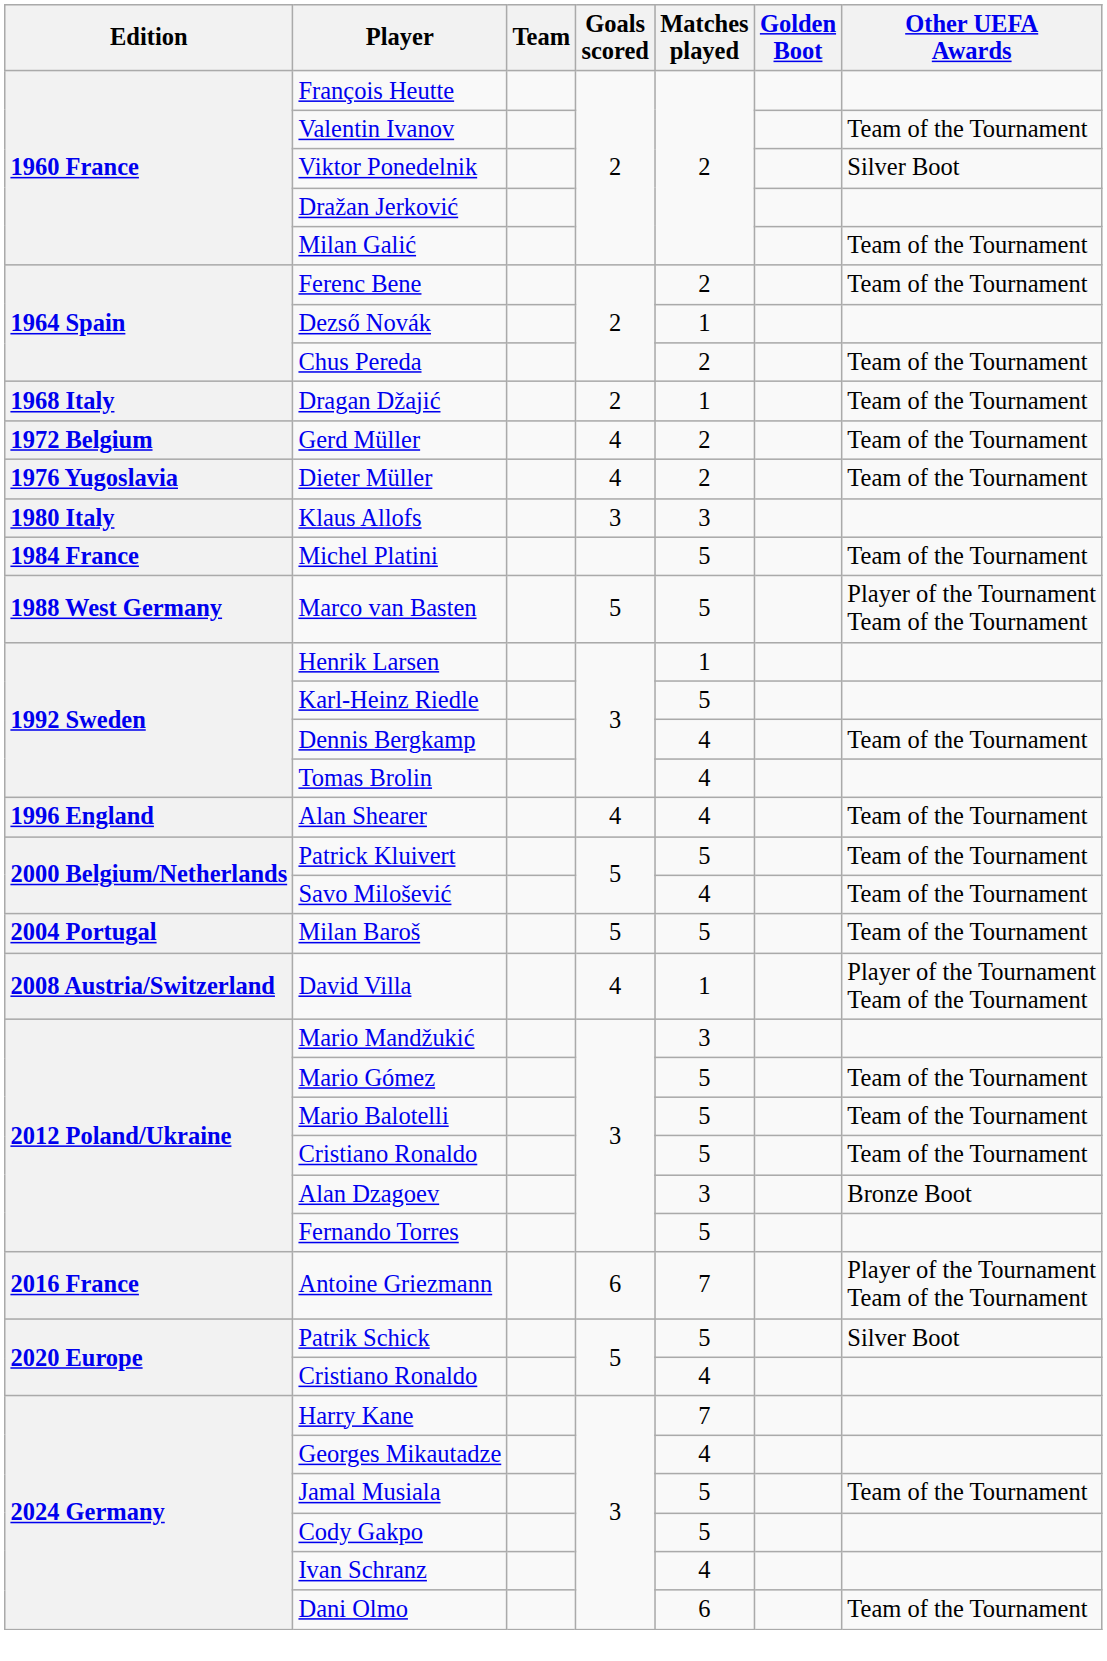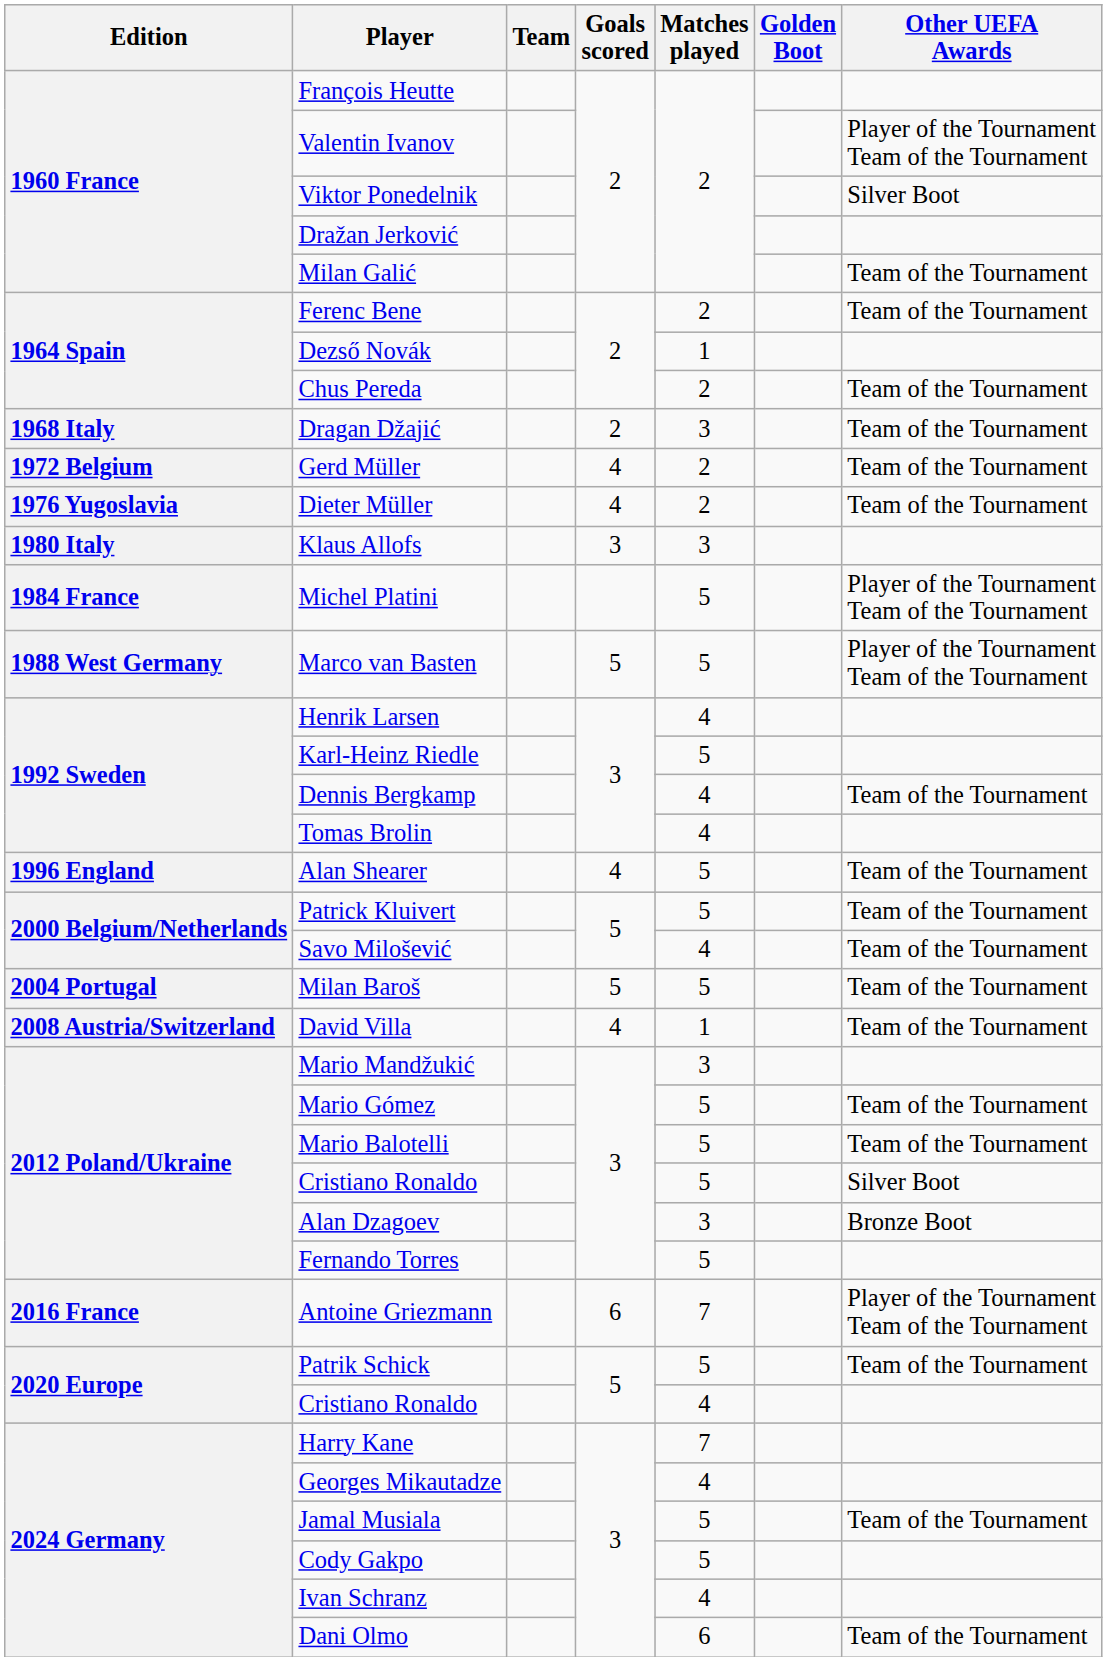(967, 129) Team of the Tournament -> (972, 142) Player of the Tournament Team of the Tournament
(704, 400) 1 -> (704, 428) 3
(967, 556) Team of the Tournament -> (972, 597) Player of the Tournament Team of the Tournament
(704, 661) 1 -> (704, 716) 4
(704, 816) 4 -> (704, 871) 5
(972, 985) Player of the Tournament Team of the Tournament -> (967, 1027) Team of the Tournament
(967, 1154) Team of the Tournament -> (903, 1182) Silver Boot
(903, 1337) Silver Boot -> (967, 1365) Team of the Tournament
